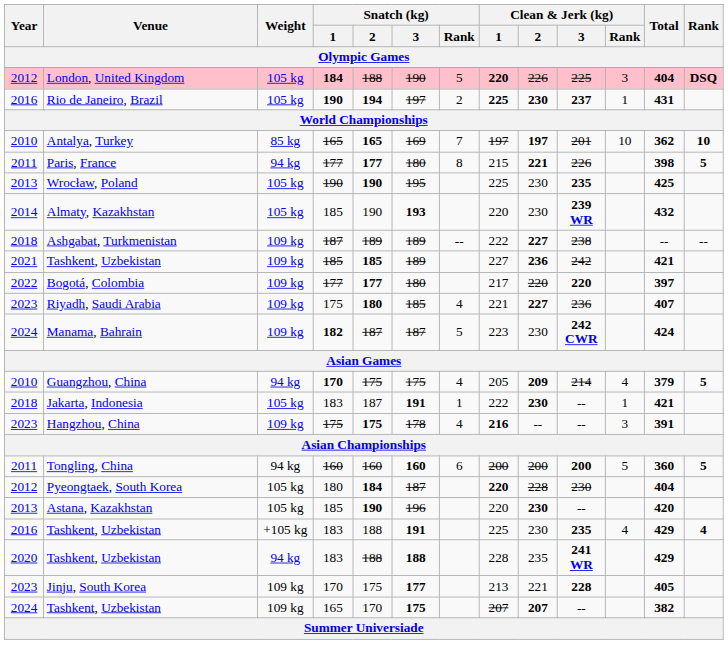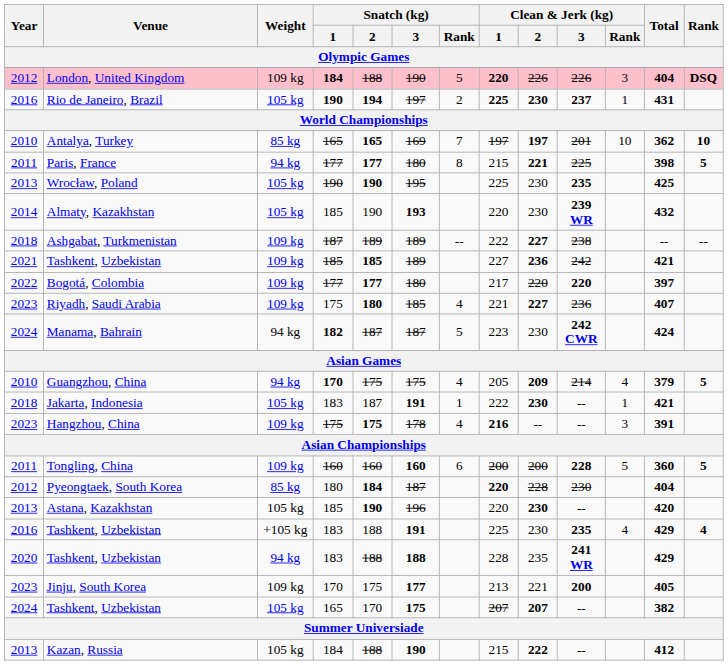(285, 78) 105 kg -> (285, 78) 109 kg
(581, 78) 225 -> (581, 78) 226
(581, 162) 226 -> (581, 162) 225
(285, 332) 109 kg -> (285, 332) 94 kg
(285, 466) 94 kg -> (285, 466) 109 kg
(581, 466) 200 -> (581, 466) 228
(285, 487) 105 kg -> (285, 487) 85 kg
(581, 586) 228 -> (581, 586) 200
(285, 607) 109 kg -> (285, 607) 105 kg
+ row: (24, 649)
